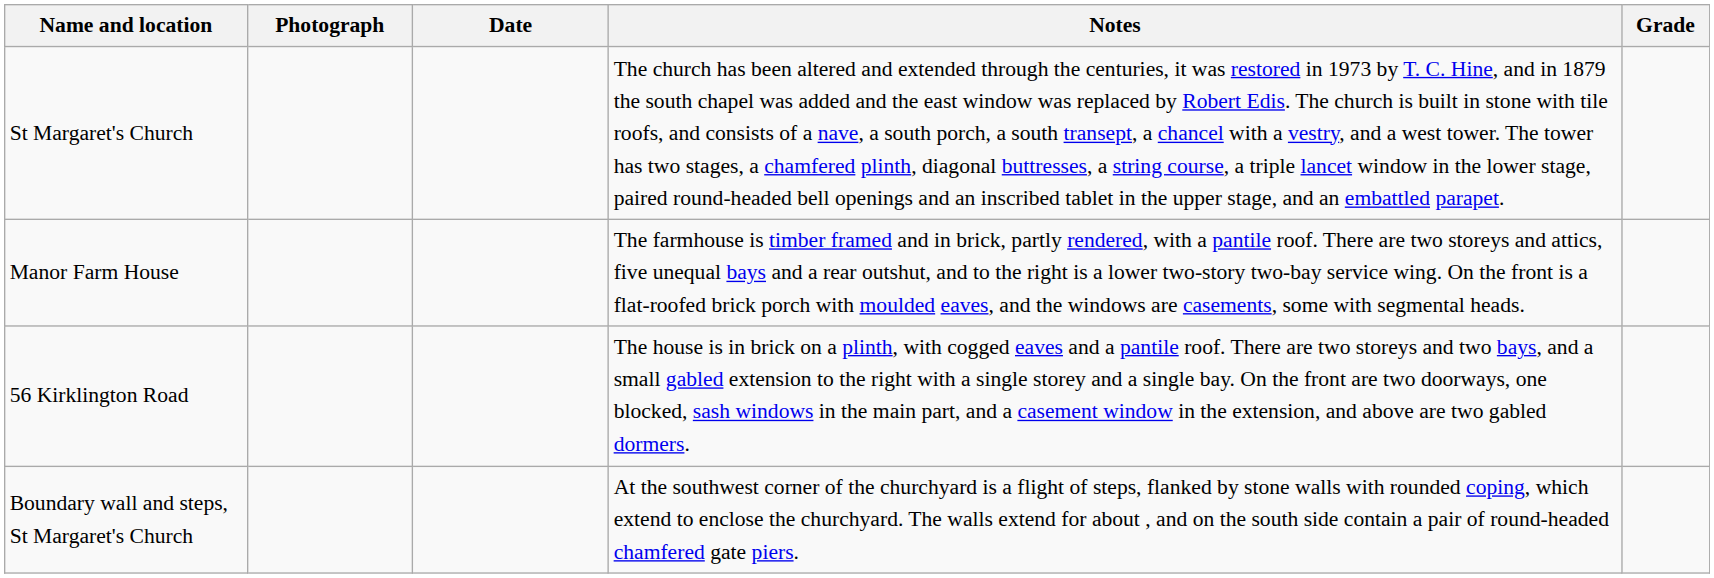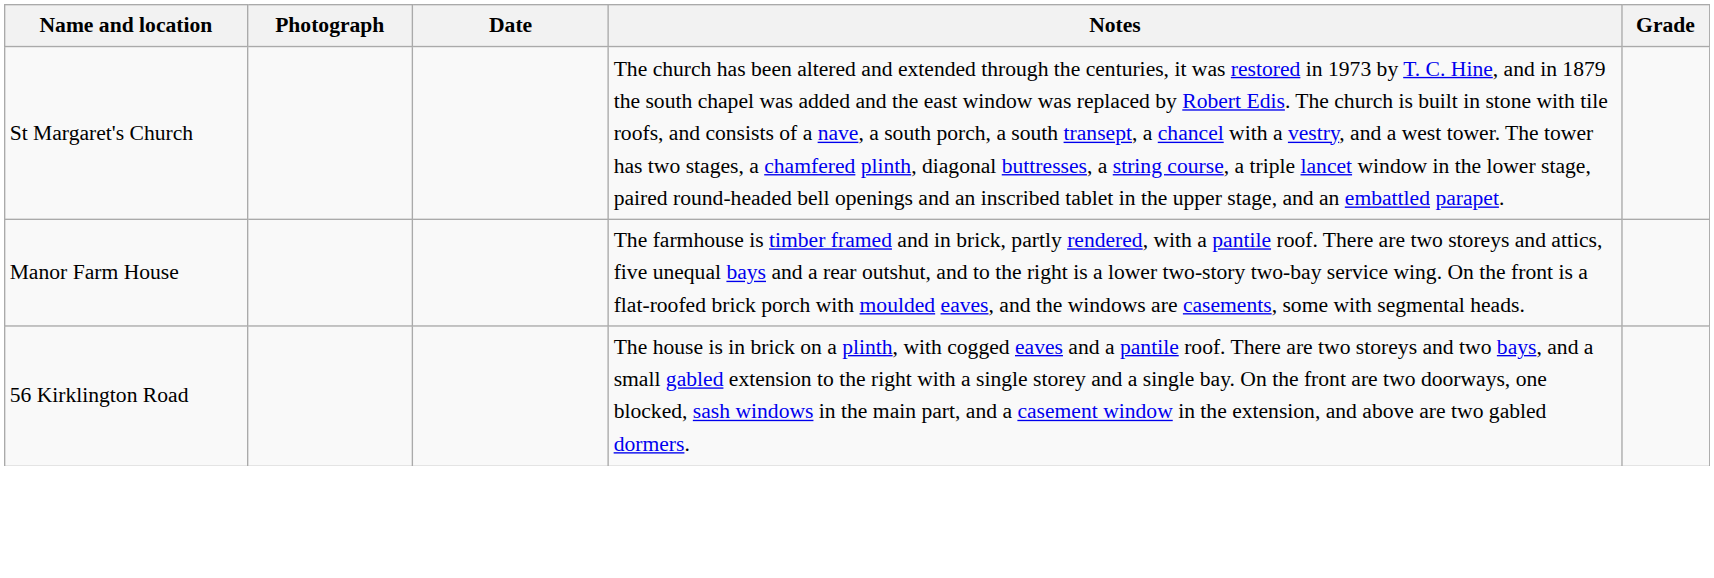- row: (119, 519)
